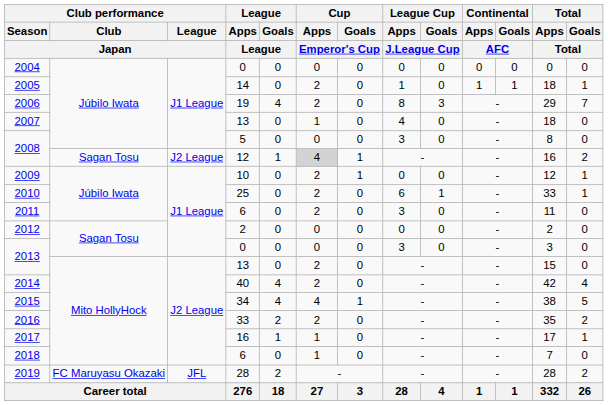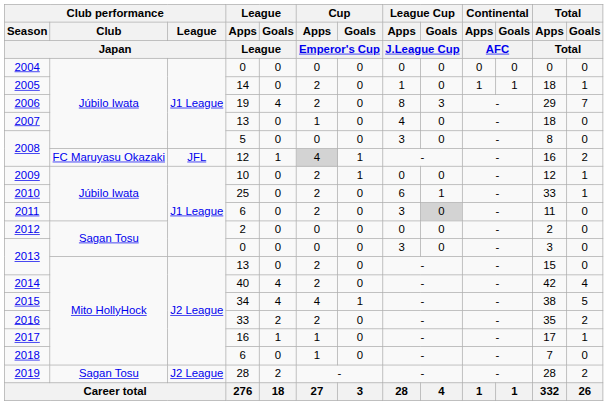(109, 157) Sagan Tosu -> (109, 157) FC Maruyasu Okazaki
(197, 157) J2 League -> (197, 157) JFL
(441, 211) no background -> (441, 211) lightgrey background
(109, 373) FC Maruyasu Okazaki -> (109, 373) Sagan Tosu
(197, 373) JFL -> (197, 373) J2 League
